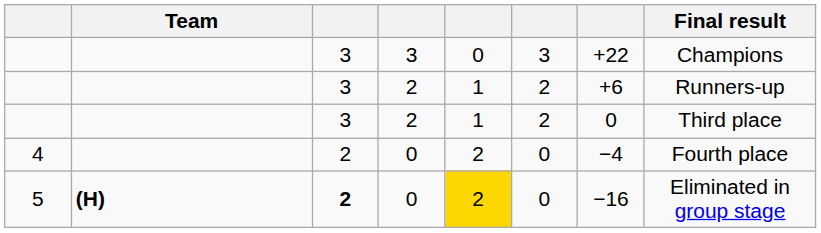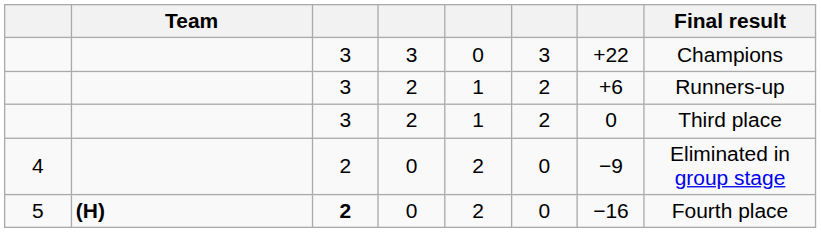(611, 154) −4 -> (611, 165) −9
(730, 154) Fourth place -> (730, 165) Eliminated in group stage
(478, 199) gold background -> (478, 210) no background
(730, 199) Eliminated in group stage -> (730, 210) Fourth place
